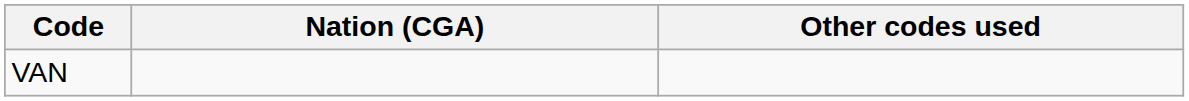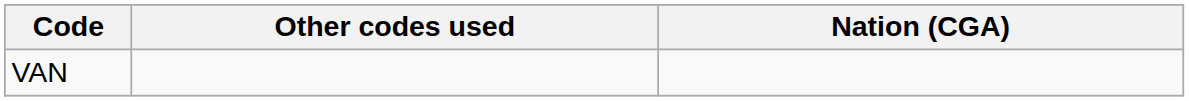columns swapped: (395, 27) <-> (921, 27)
